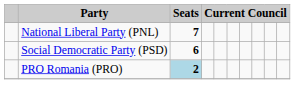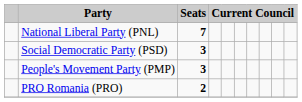(196, 50) 6 -> (203, 50) 3
+ row: (98, 69)
(196, 69) lightblue background -> (203, 87) no background
